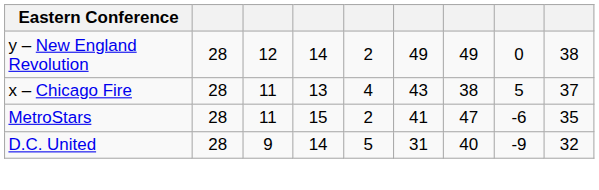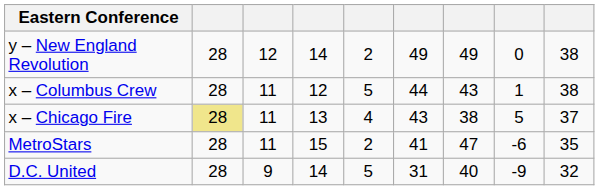+ row: (82, 90)
(218, 90) no background -> (218, 117) khaki background
